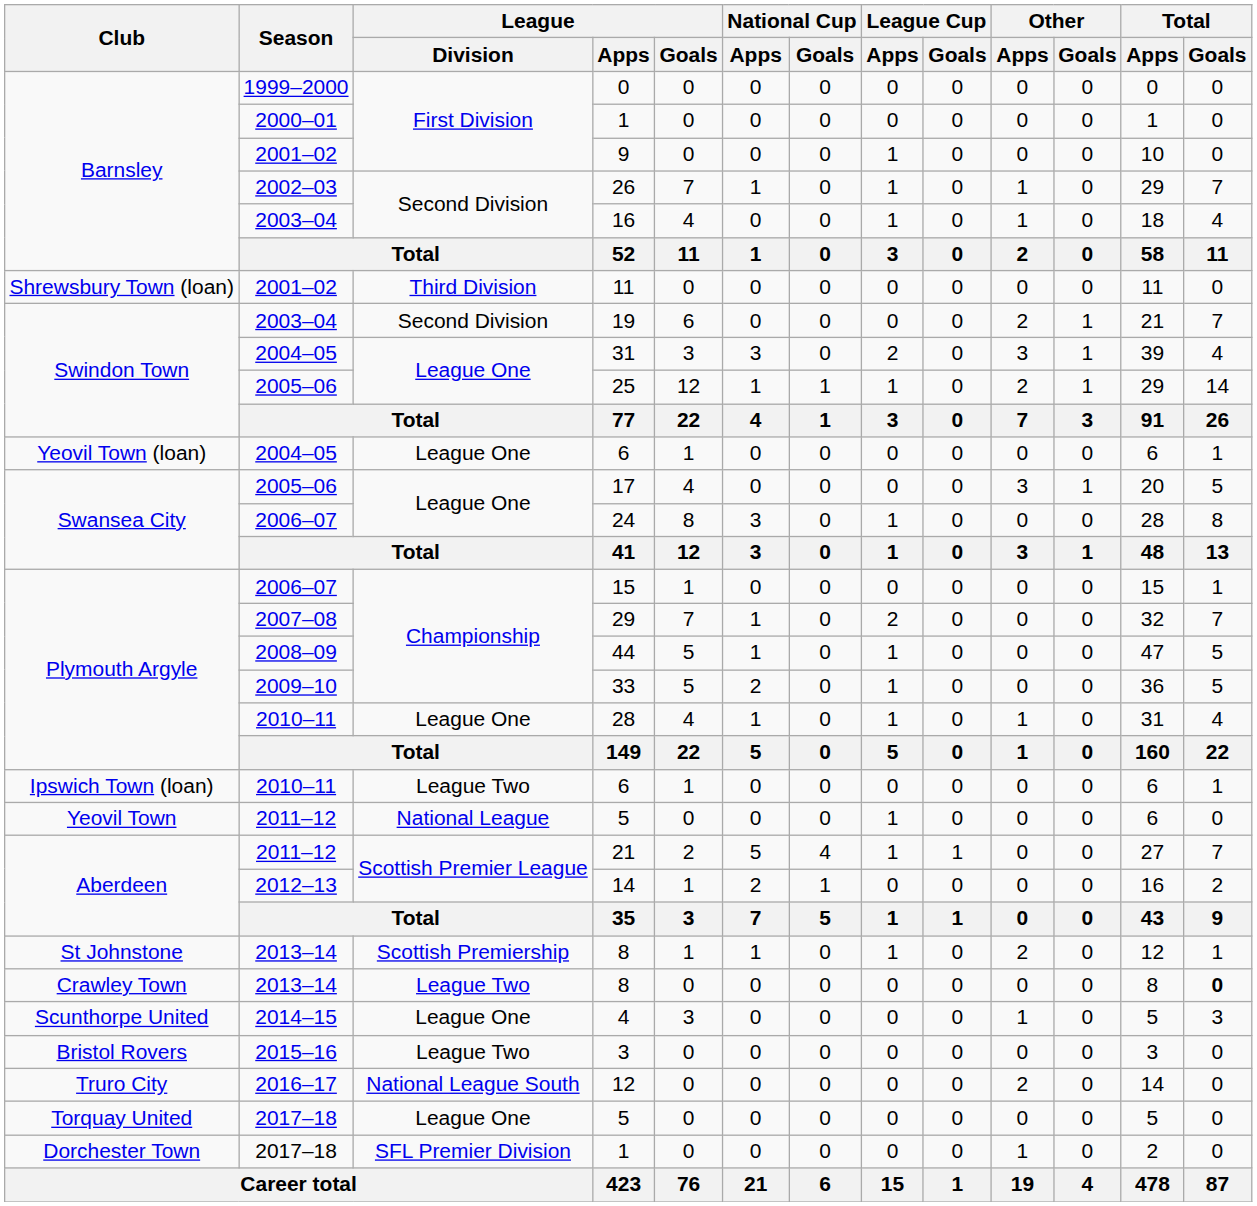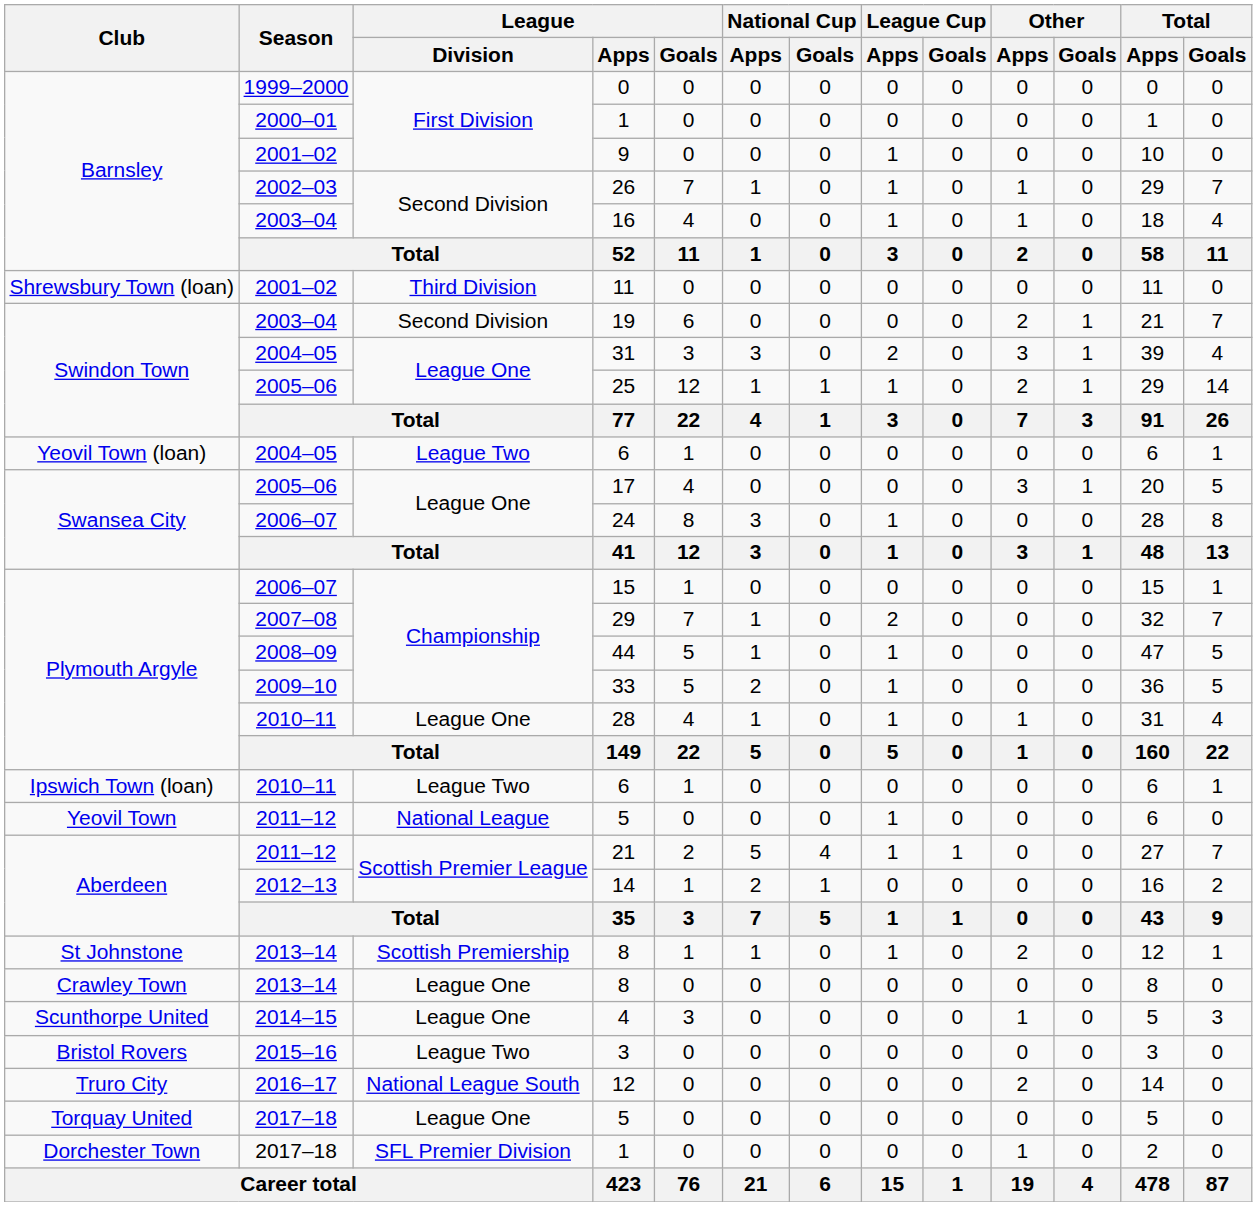(473, 453) League One -> (473, 453) League Two
(473, 985) League Two -> (473, 985) League One
(1217, 985) bold -> (1217, 985) normal
